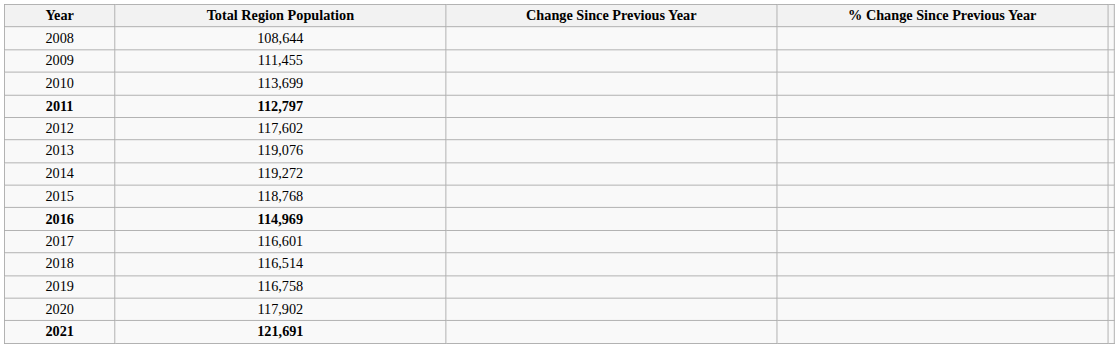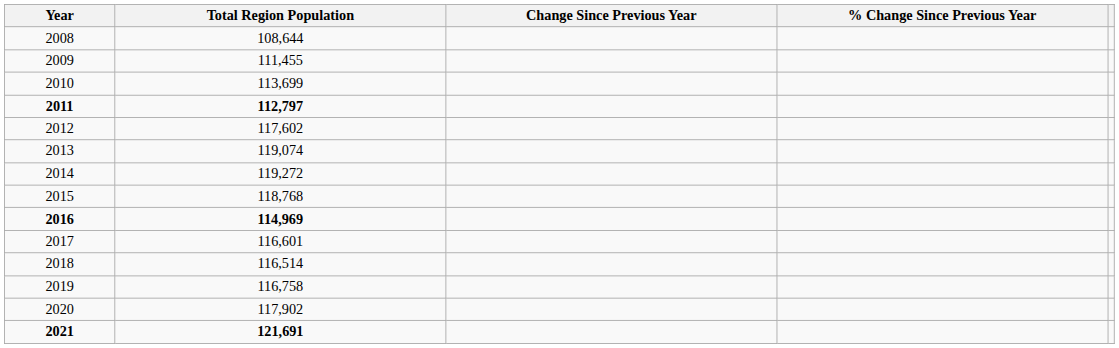(280, 151) 119,076 -> (280, 151) 119,074
